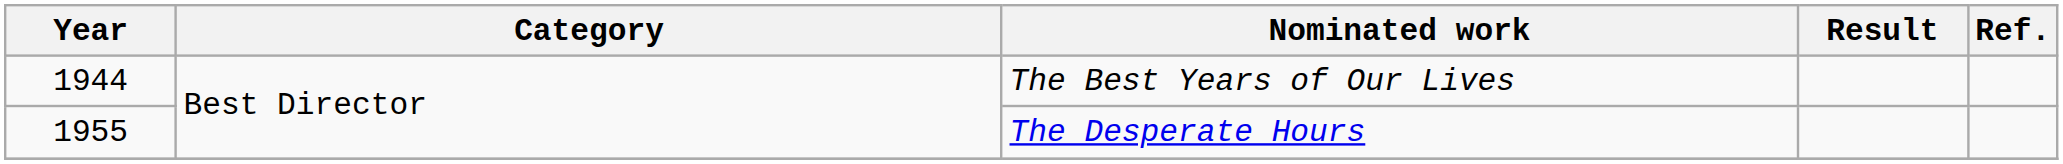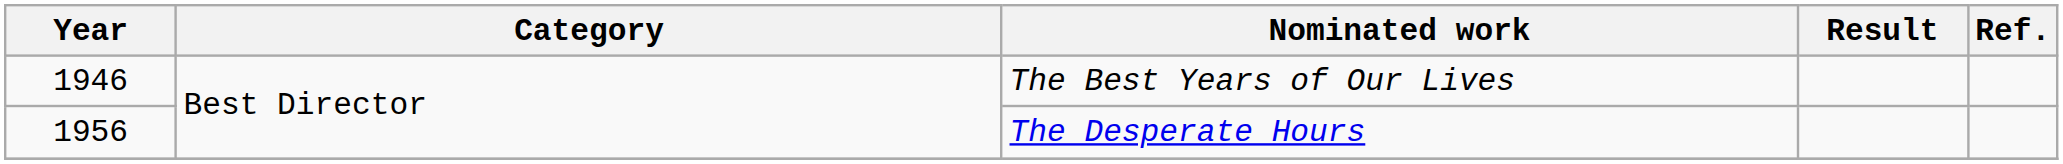(91, 81) 1944 -> (91, 81) 1946
(91, 132) 1955 -> (91, 132) 1956
